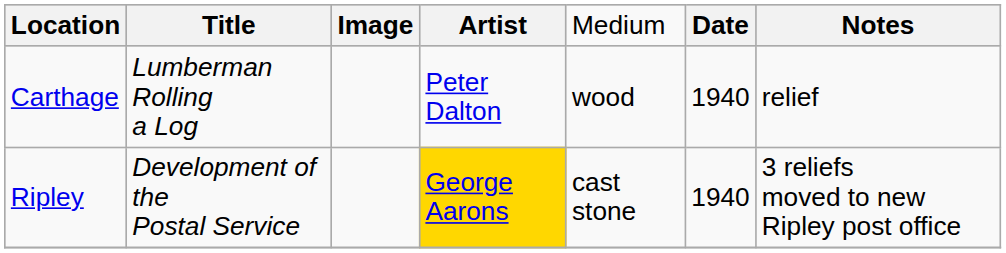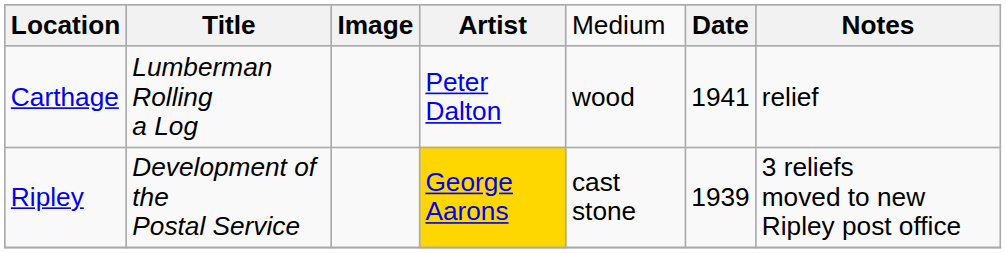(720, 96) 1940 -> (720, 96) 1941
(720, 197) 1940 -> (720, 197) 1939
